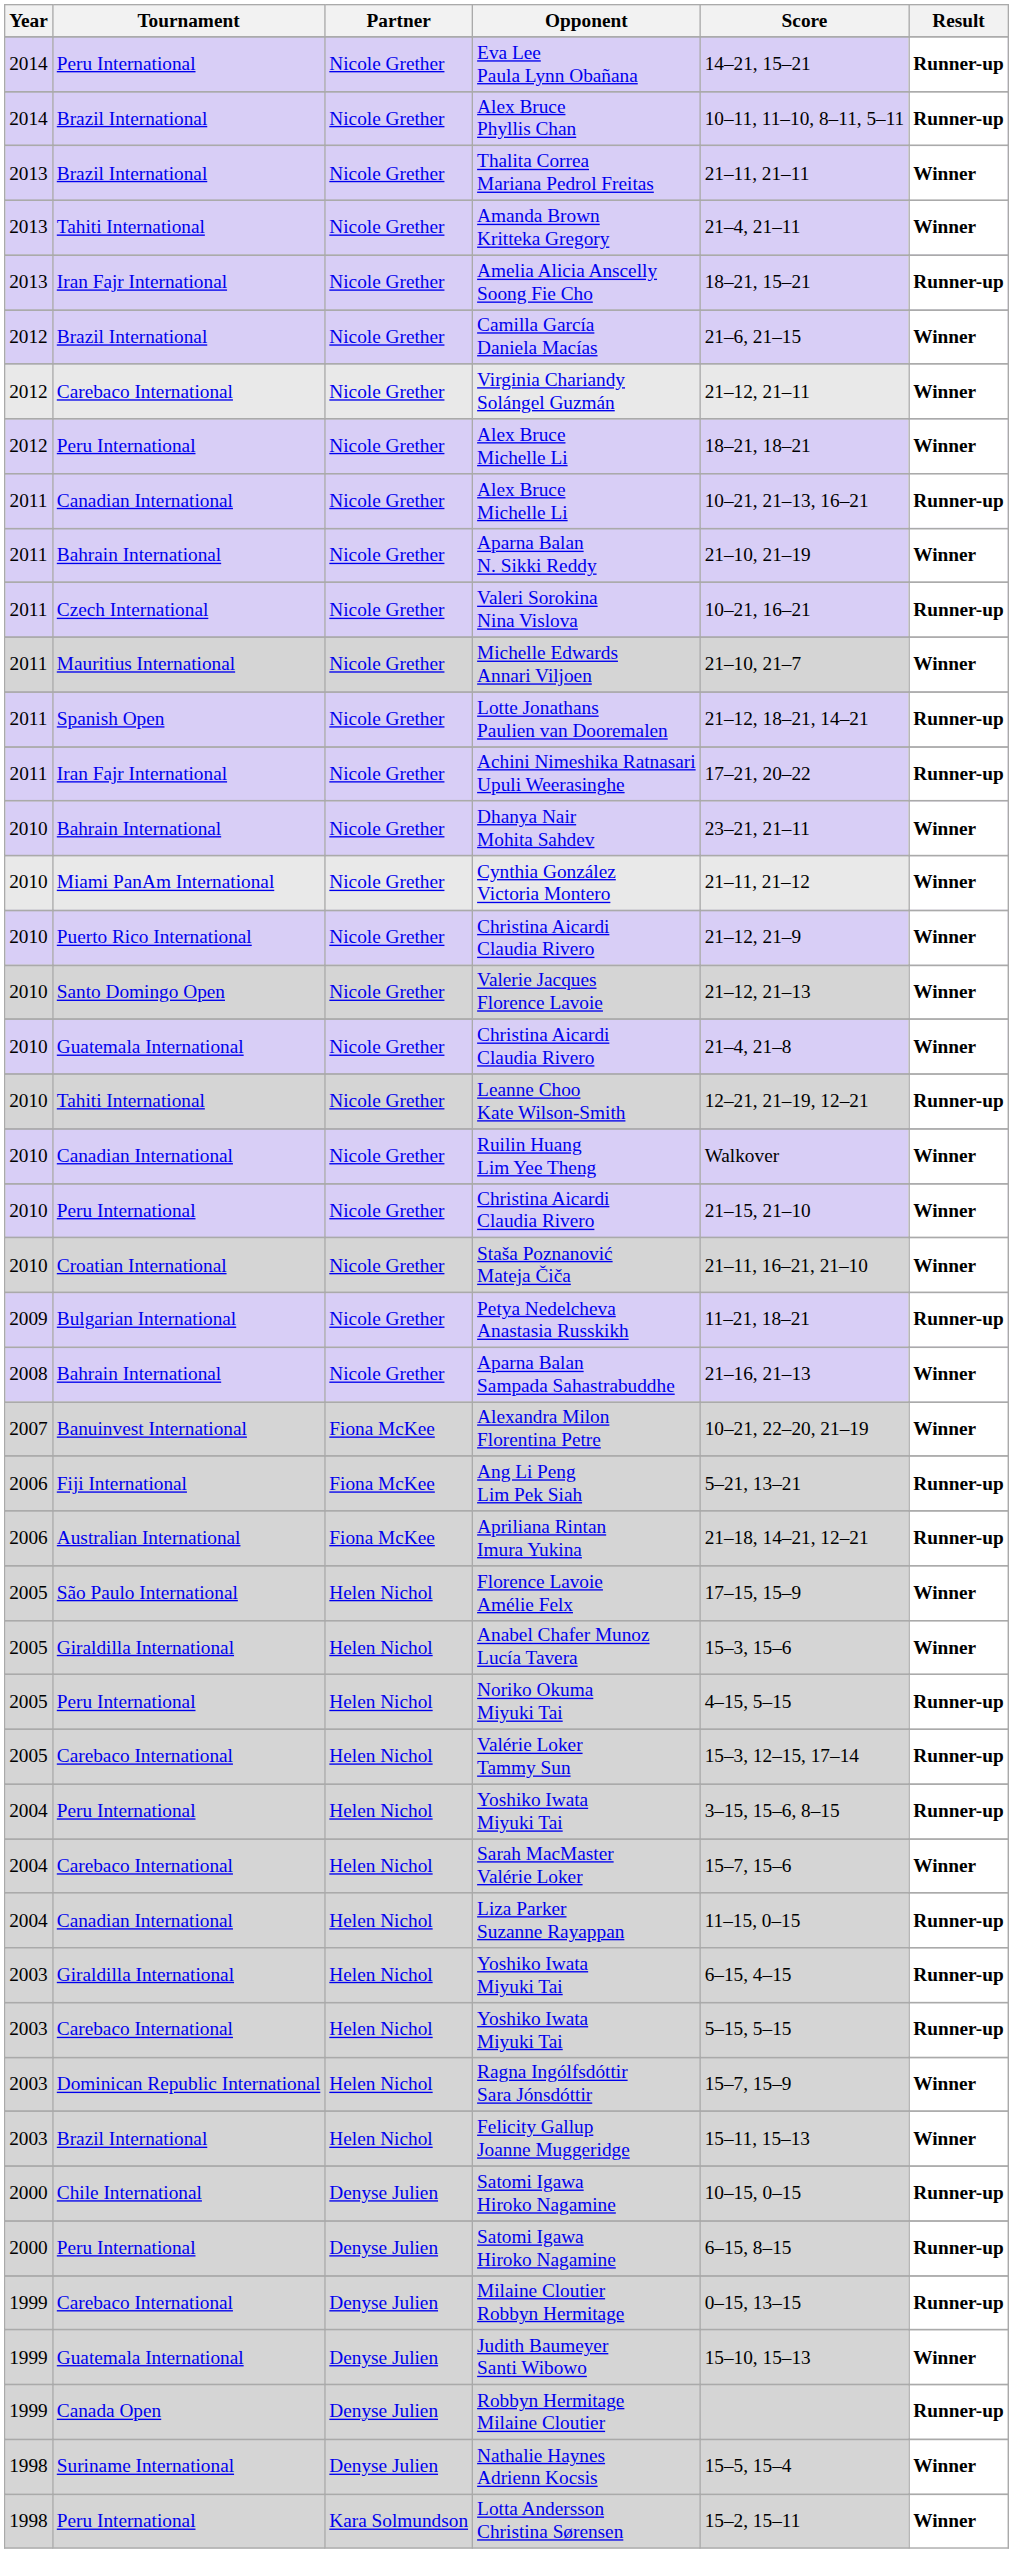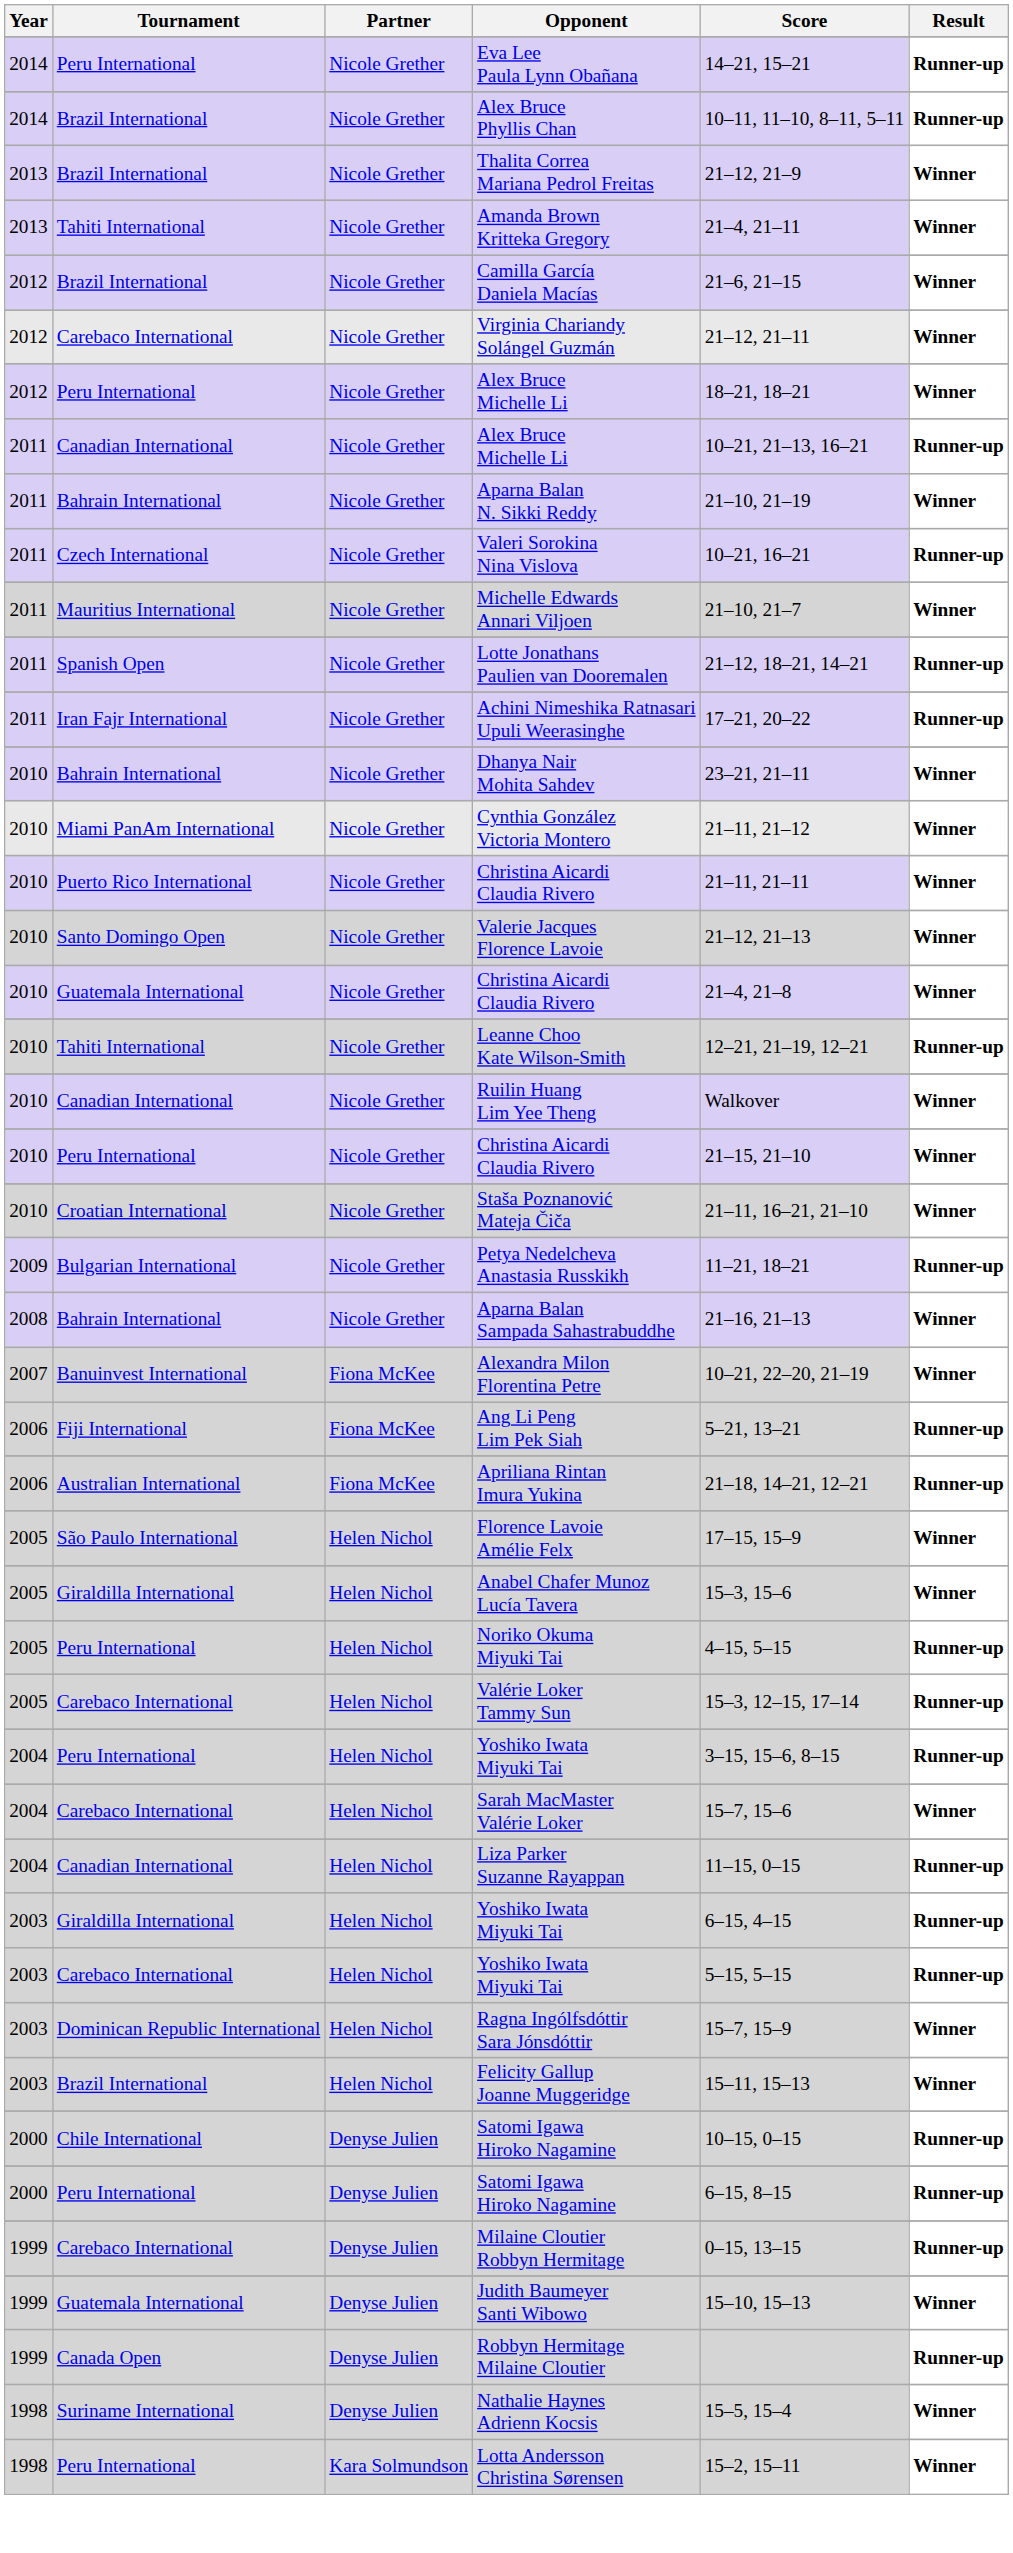(757, 173) 21–11, 21–11 -> (753, 173) 21–12, 21–9
- row: (142, 282)
(753, 937) 21–12, 21–9 -> (757, 883) 21–11, 21–11
